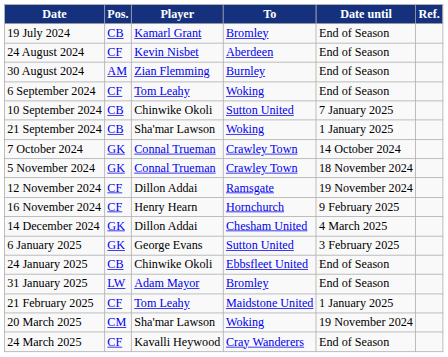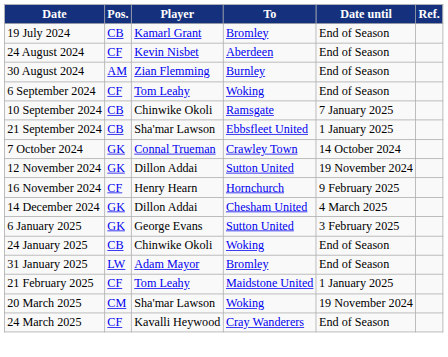(260, 110) Sutton United -> (250, 110) Ramsgate
(245, 129) Woking -> (267, 129) Ebbsfleet United
- row: (51, 168)
(115, 187) CF -> (116, 168) GK
(250, 187) Ramsgate -> (260, 168) Sutton United
(267, 264) Ebbsfleet United -> (245, 245) Woking
